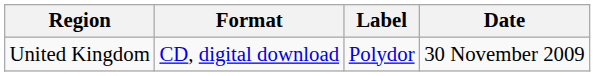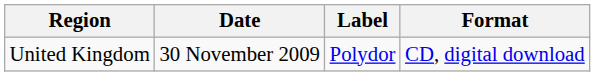columns swapped: (504, 20) <-> (249, 20)
